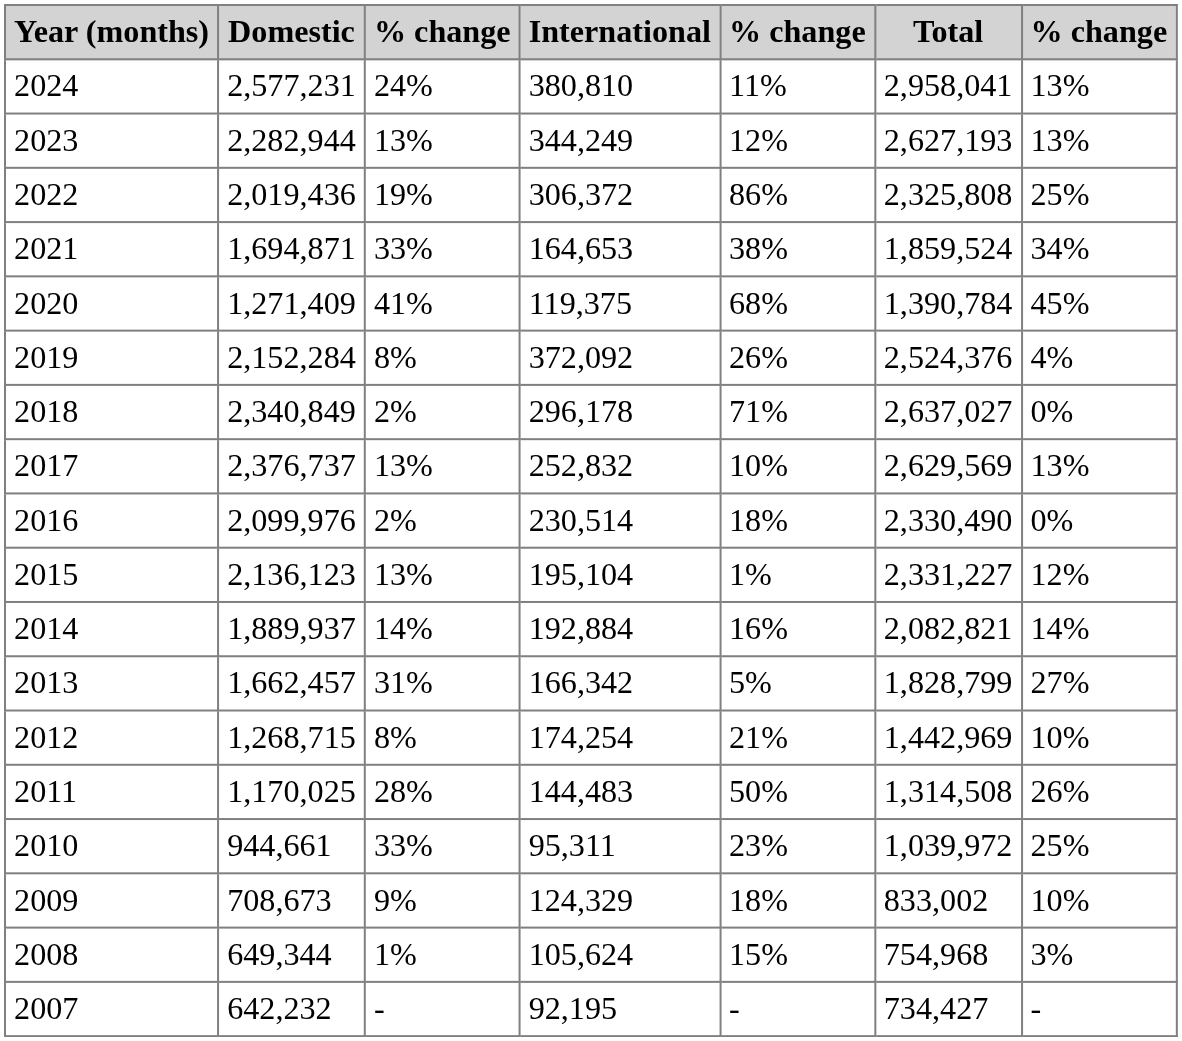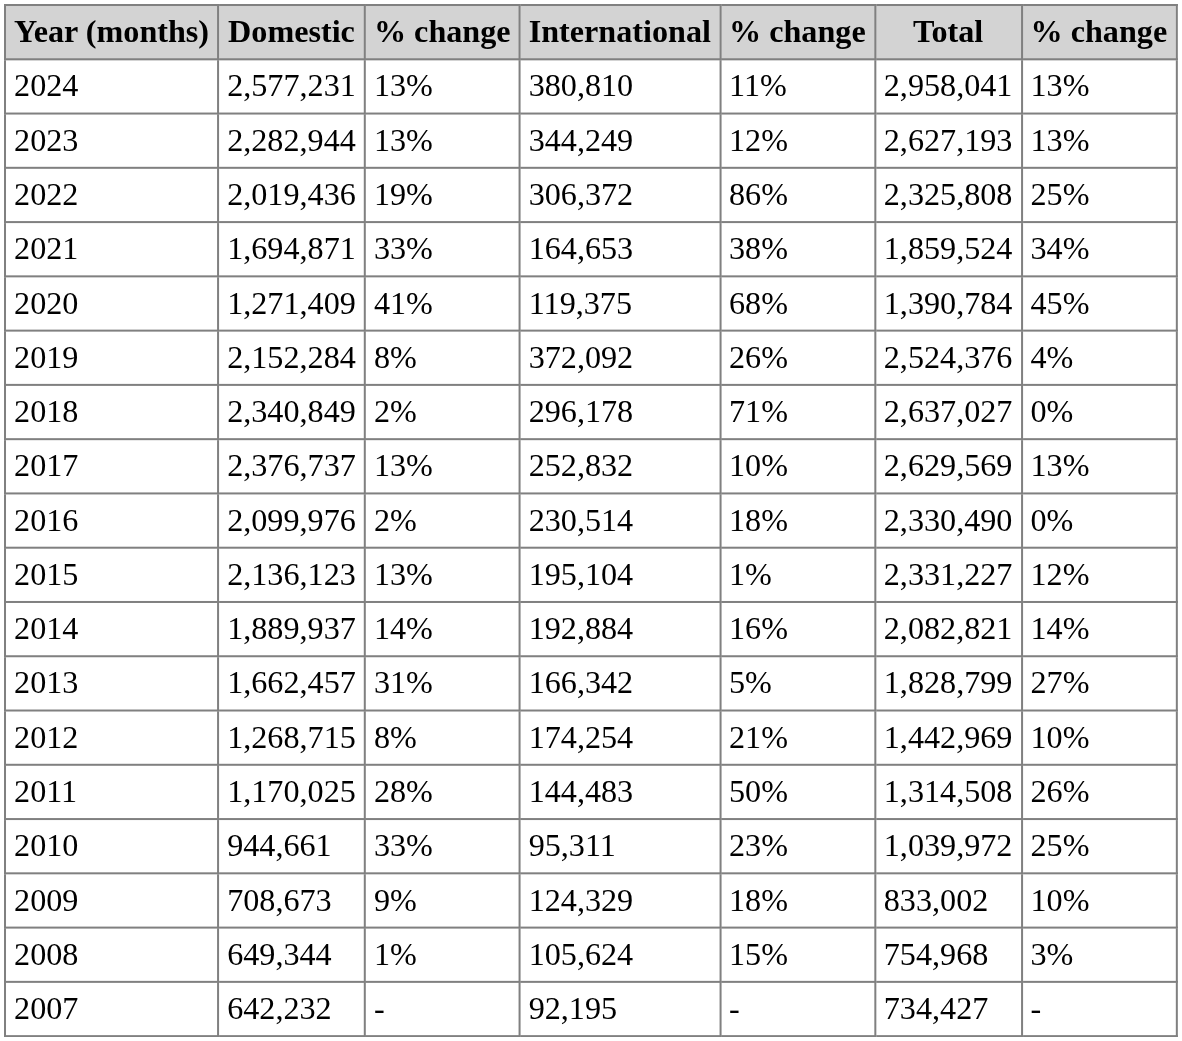(403, 85) 24% -> (403, 85) 13%
